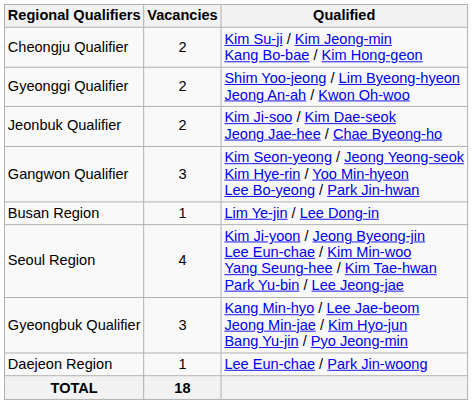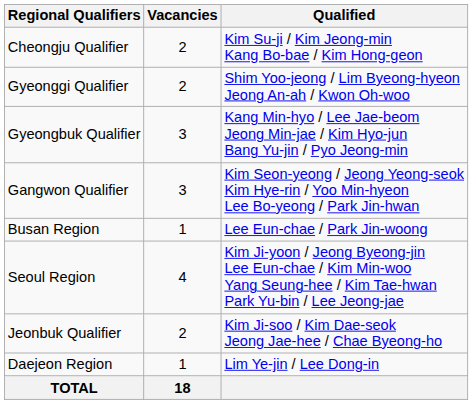rows swapped: (74, 325) <-> (64, 126)
(302, 213) Lim Ye-jin / Lee Dong-in -> (326, 229) Lee Eun-chae / Park Jin-woong
(326, 364) Lee Eun-chae / Park Jin-woong -> (302, 364) Lim Ye-jin / Lee Dong-in
